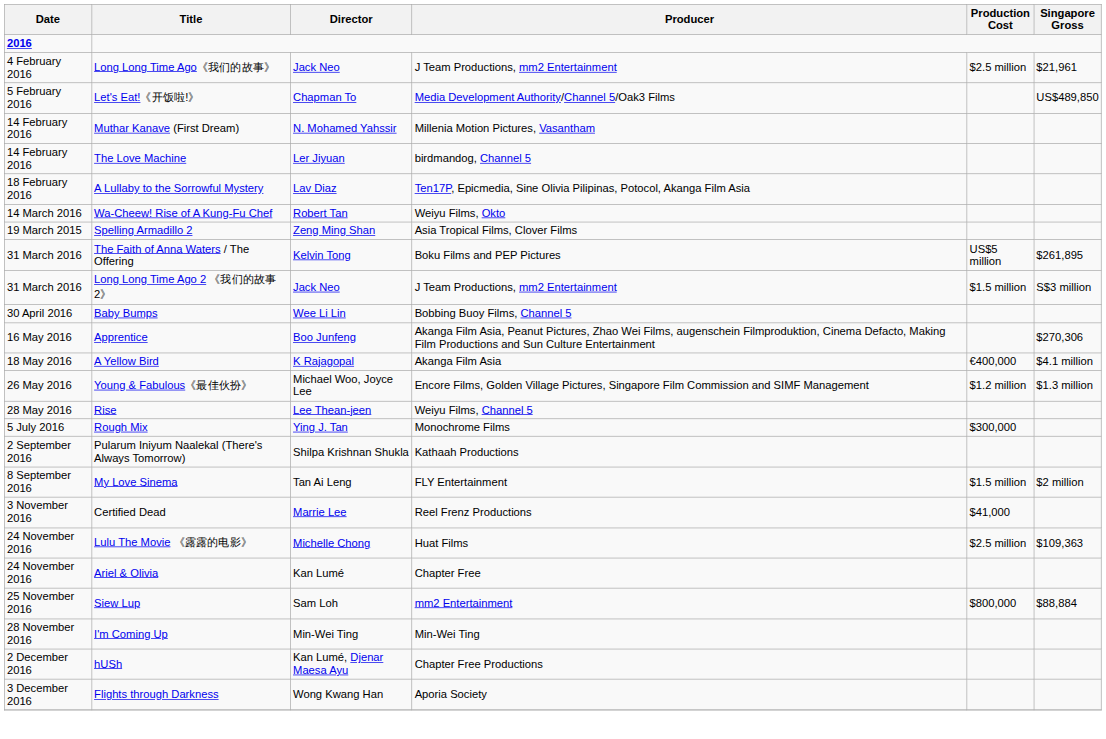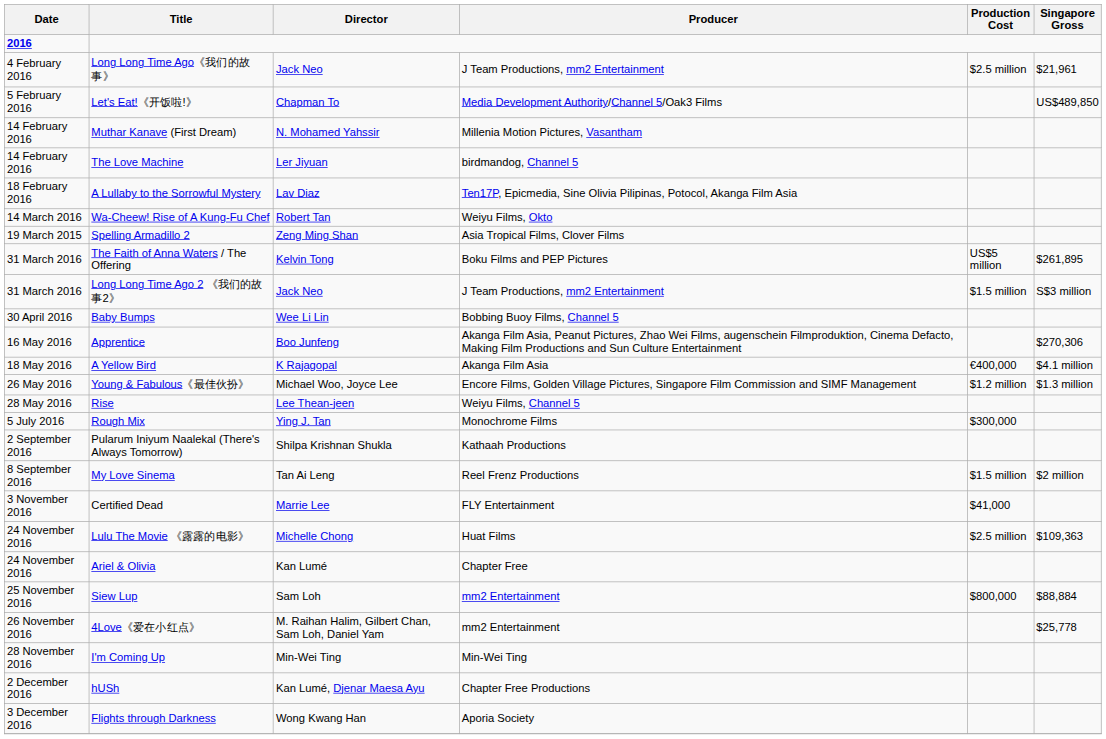(461, 482) FLY Entertainment -> (520, 475) Reel Frenz Productions
(473, 512) Reel Frenz Productions -> (508, 506) FLY Entertainment
+ row: (146, 627)
